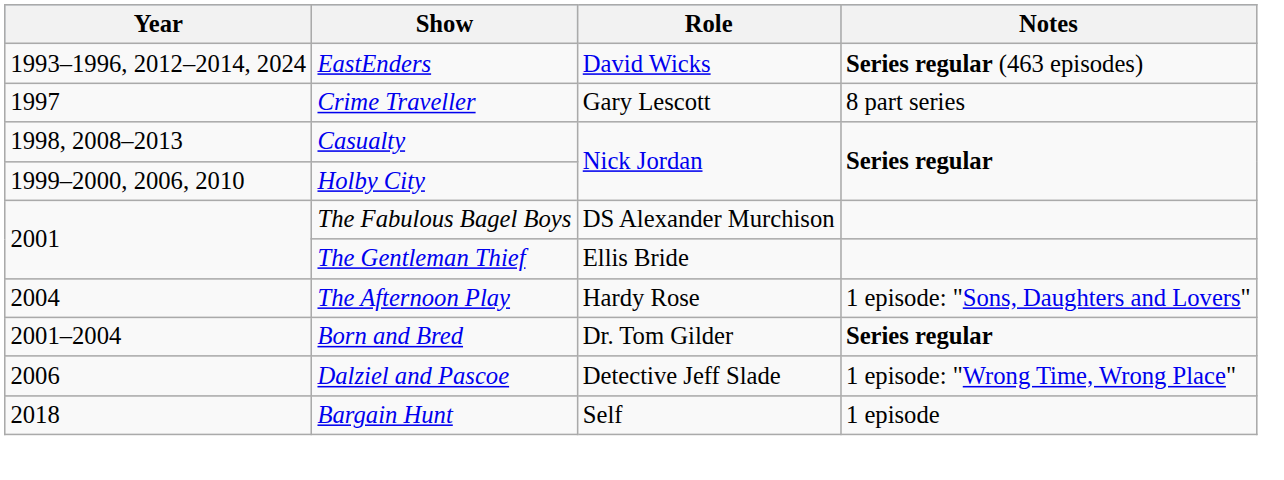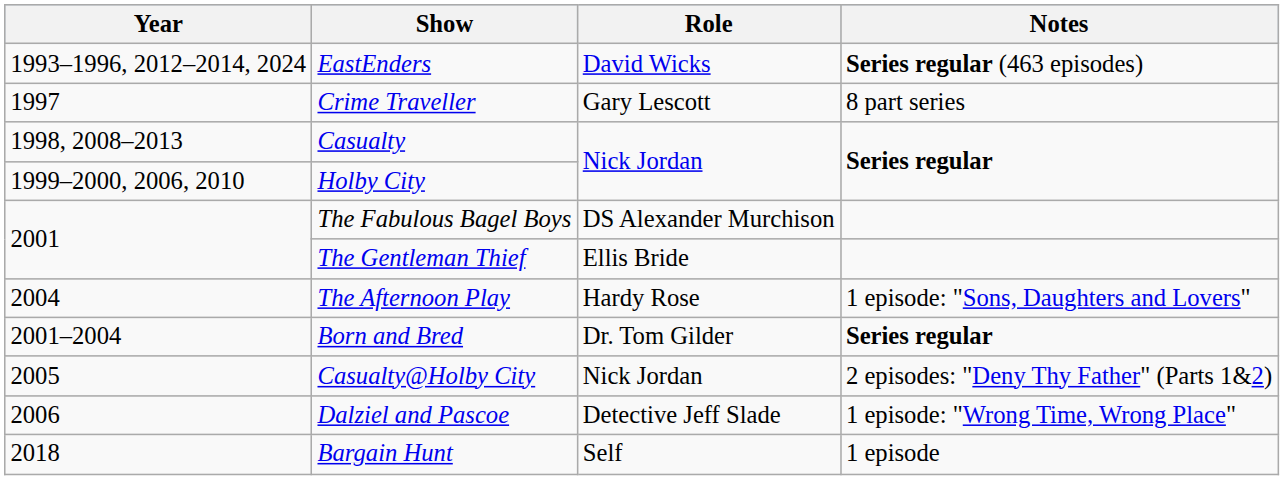+ row: (426, 375)
